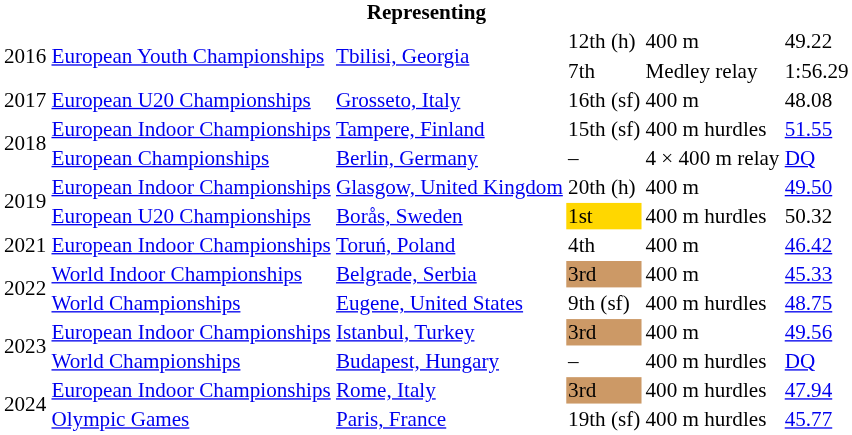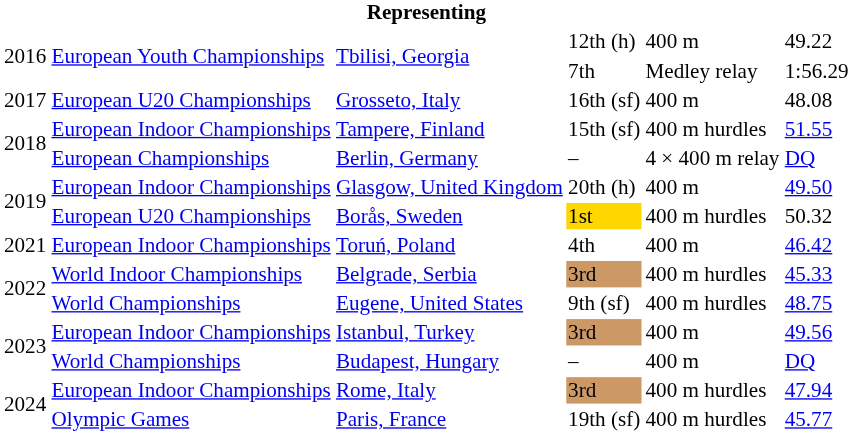(672, 274) 400 m -> (706, 274) 400 m hurdles
(706, 361) 400 m hurdles -> (672, 361) 400 m
